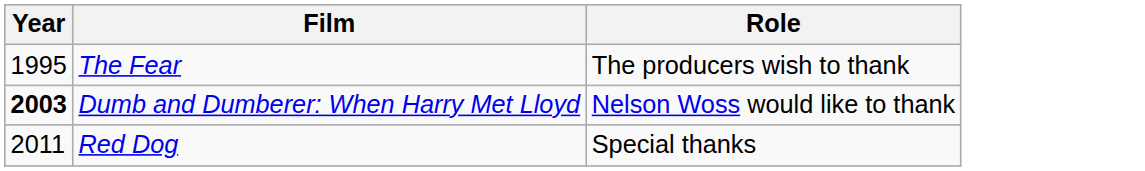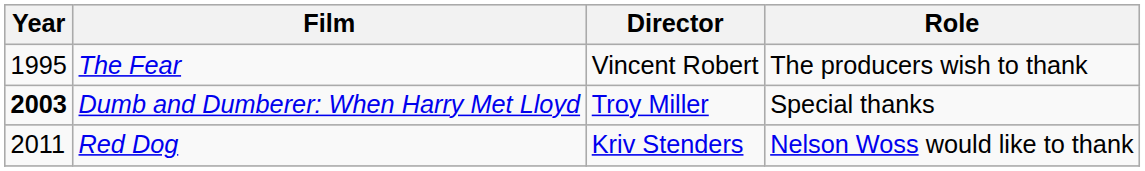+ column: (675, 24)
(773, 104) Nelson Woss would like to thank -> (852, 104) Special thanks
(674, 144) Special thanks -> (952, 144) Nelson Woss would like to thank
